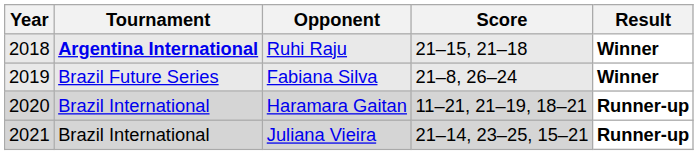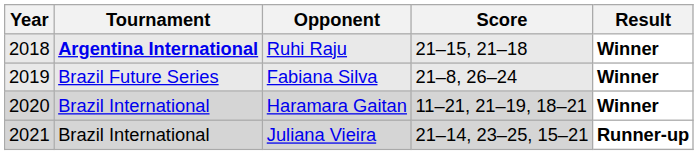(643, 106) Runner-up -> (628, 106) Winner
